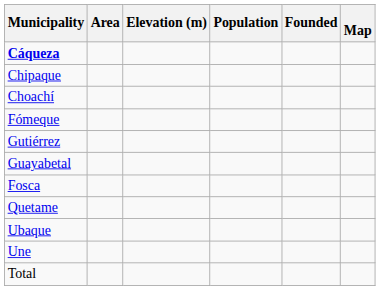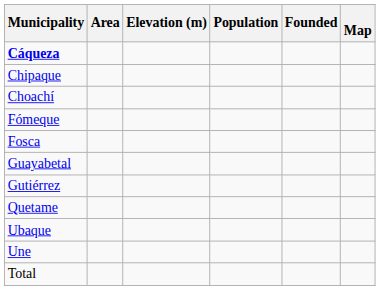rows swapped: (24, 185) <-> (34, 141)
